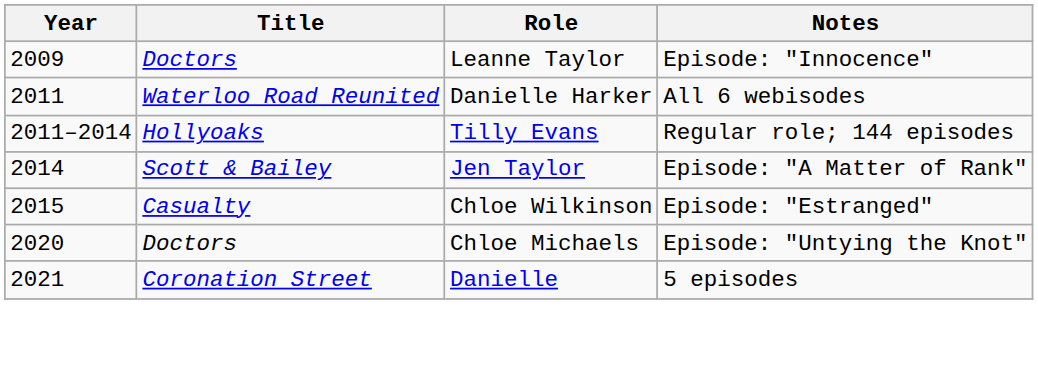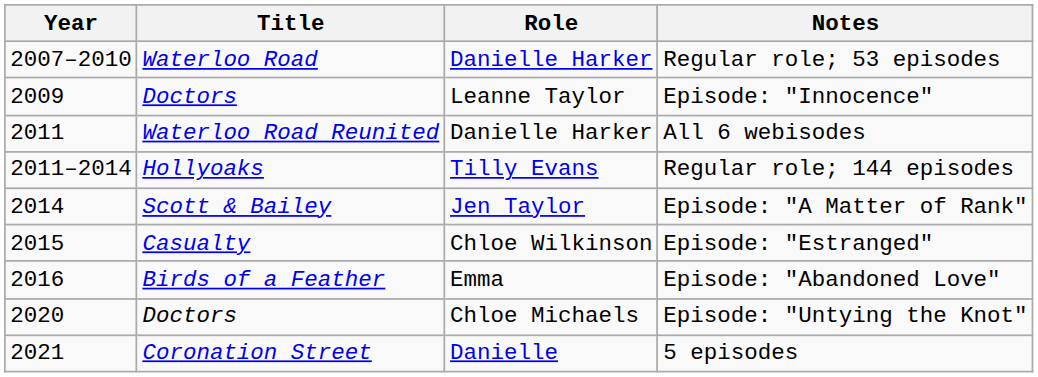+ row: (832, 60)
+ row: (832, 280)
